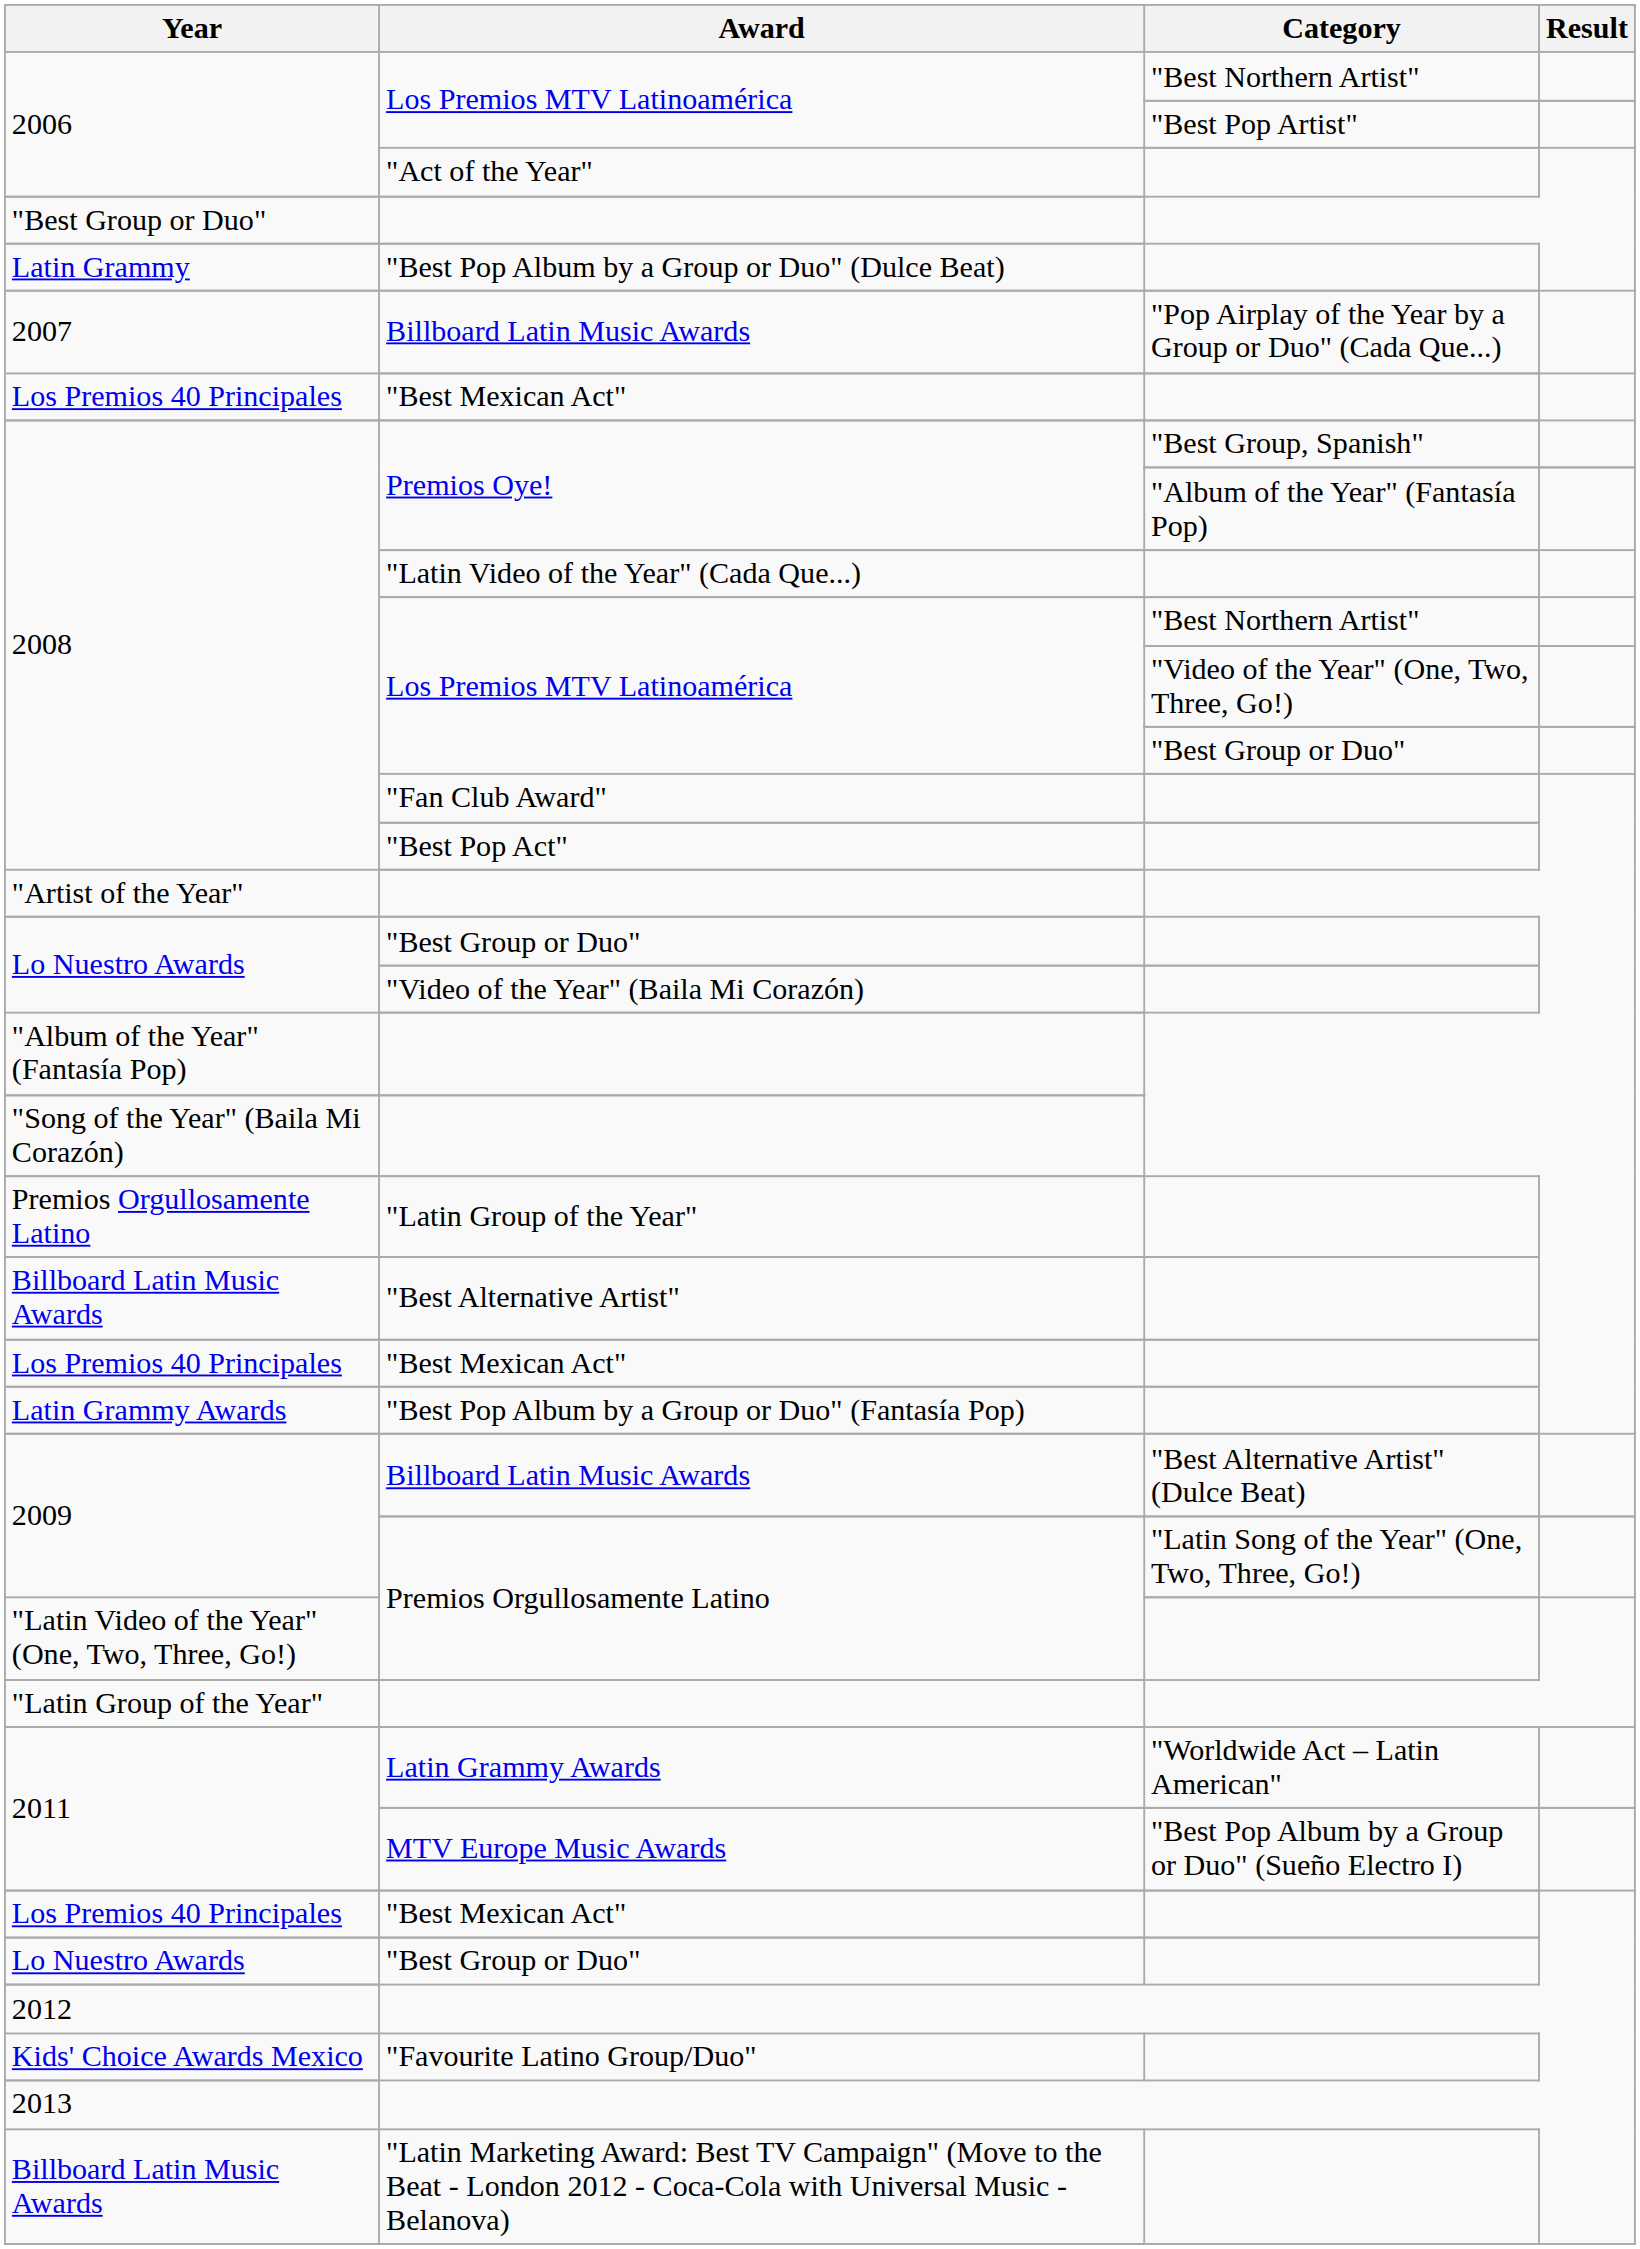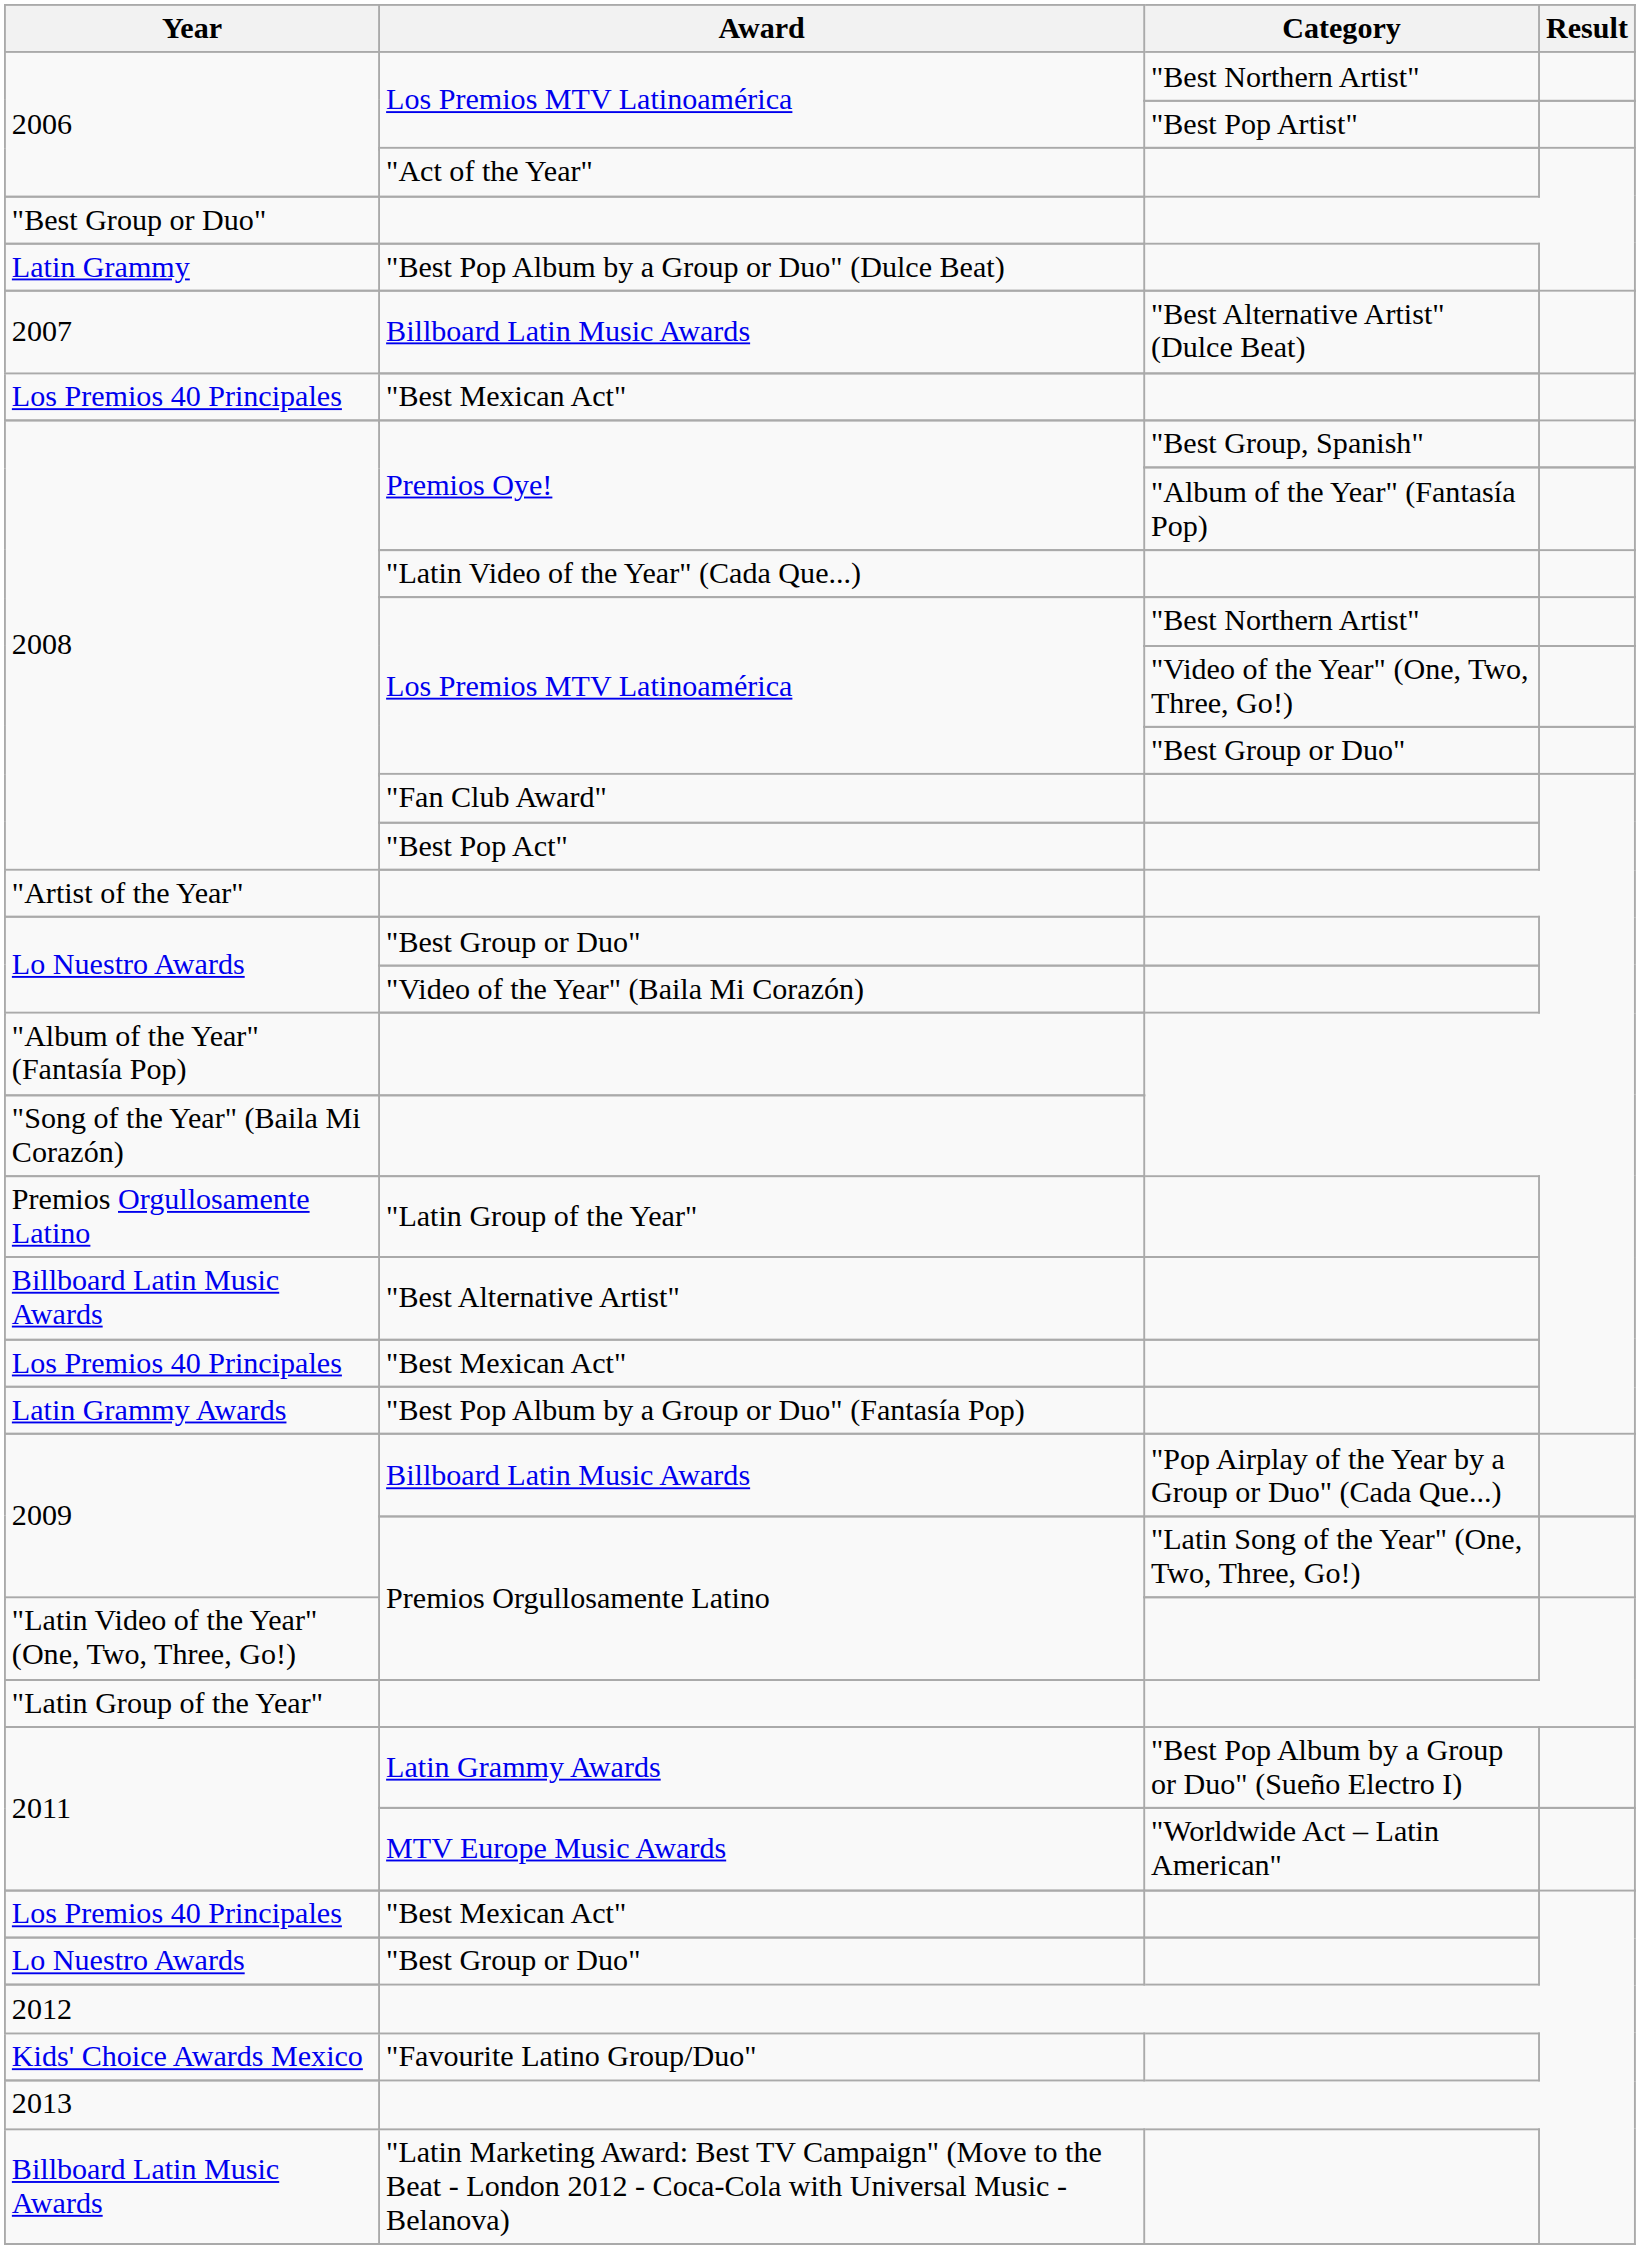(1328, 331) "Pop Airplay of the Year by a Group or Duo" (Cada Que...) -> (1298, 331) "Best Alternative Artist" (Dulce Beat)
(1298, 1474) "Best Alternative Artist" (Dulce Beat) -> (1328, 1474) "Pop Airplay of the Year by a Group or Duo" (Cada Que...)
(1295, 1767) "Worldwide Act – Latin American" -> (1327, 1767) "Best Pop Album by a Group or Duo" (Sueño Electro I)
(1327, 1848) "Best Pop Album by a Group or Duo" (Sueño Electro I) -> (1295, 1848) "Worldwide Act – Latin American"
